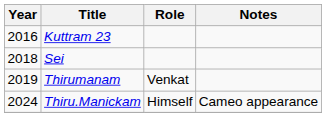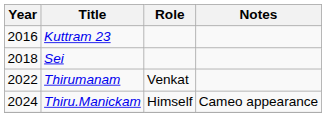(23, 79) 2019 -> (23, 79) 2022
